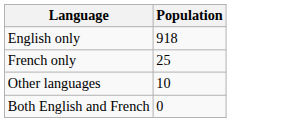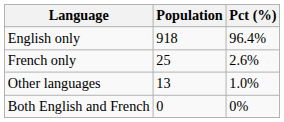+ column: (253, 15)
(163, 83) 10 -> (163, 83) 13
